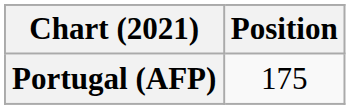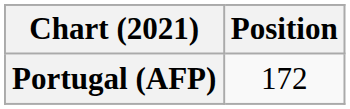(284, 78) 175 -> (284, 78) 172
